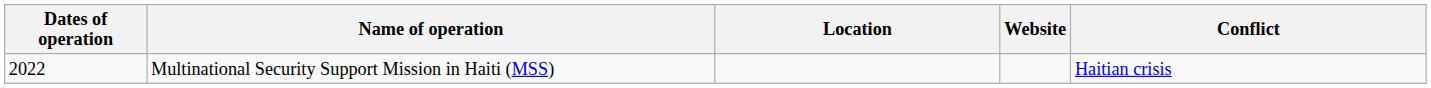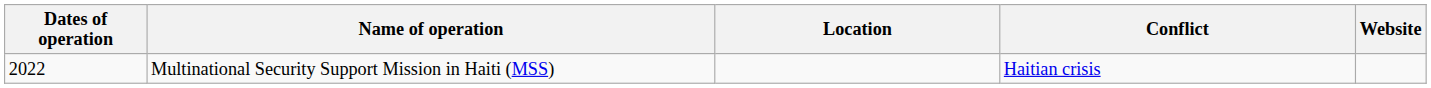columns swapped: (1248, 29) <-> (1035, 29)
